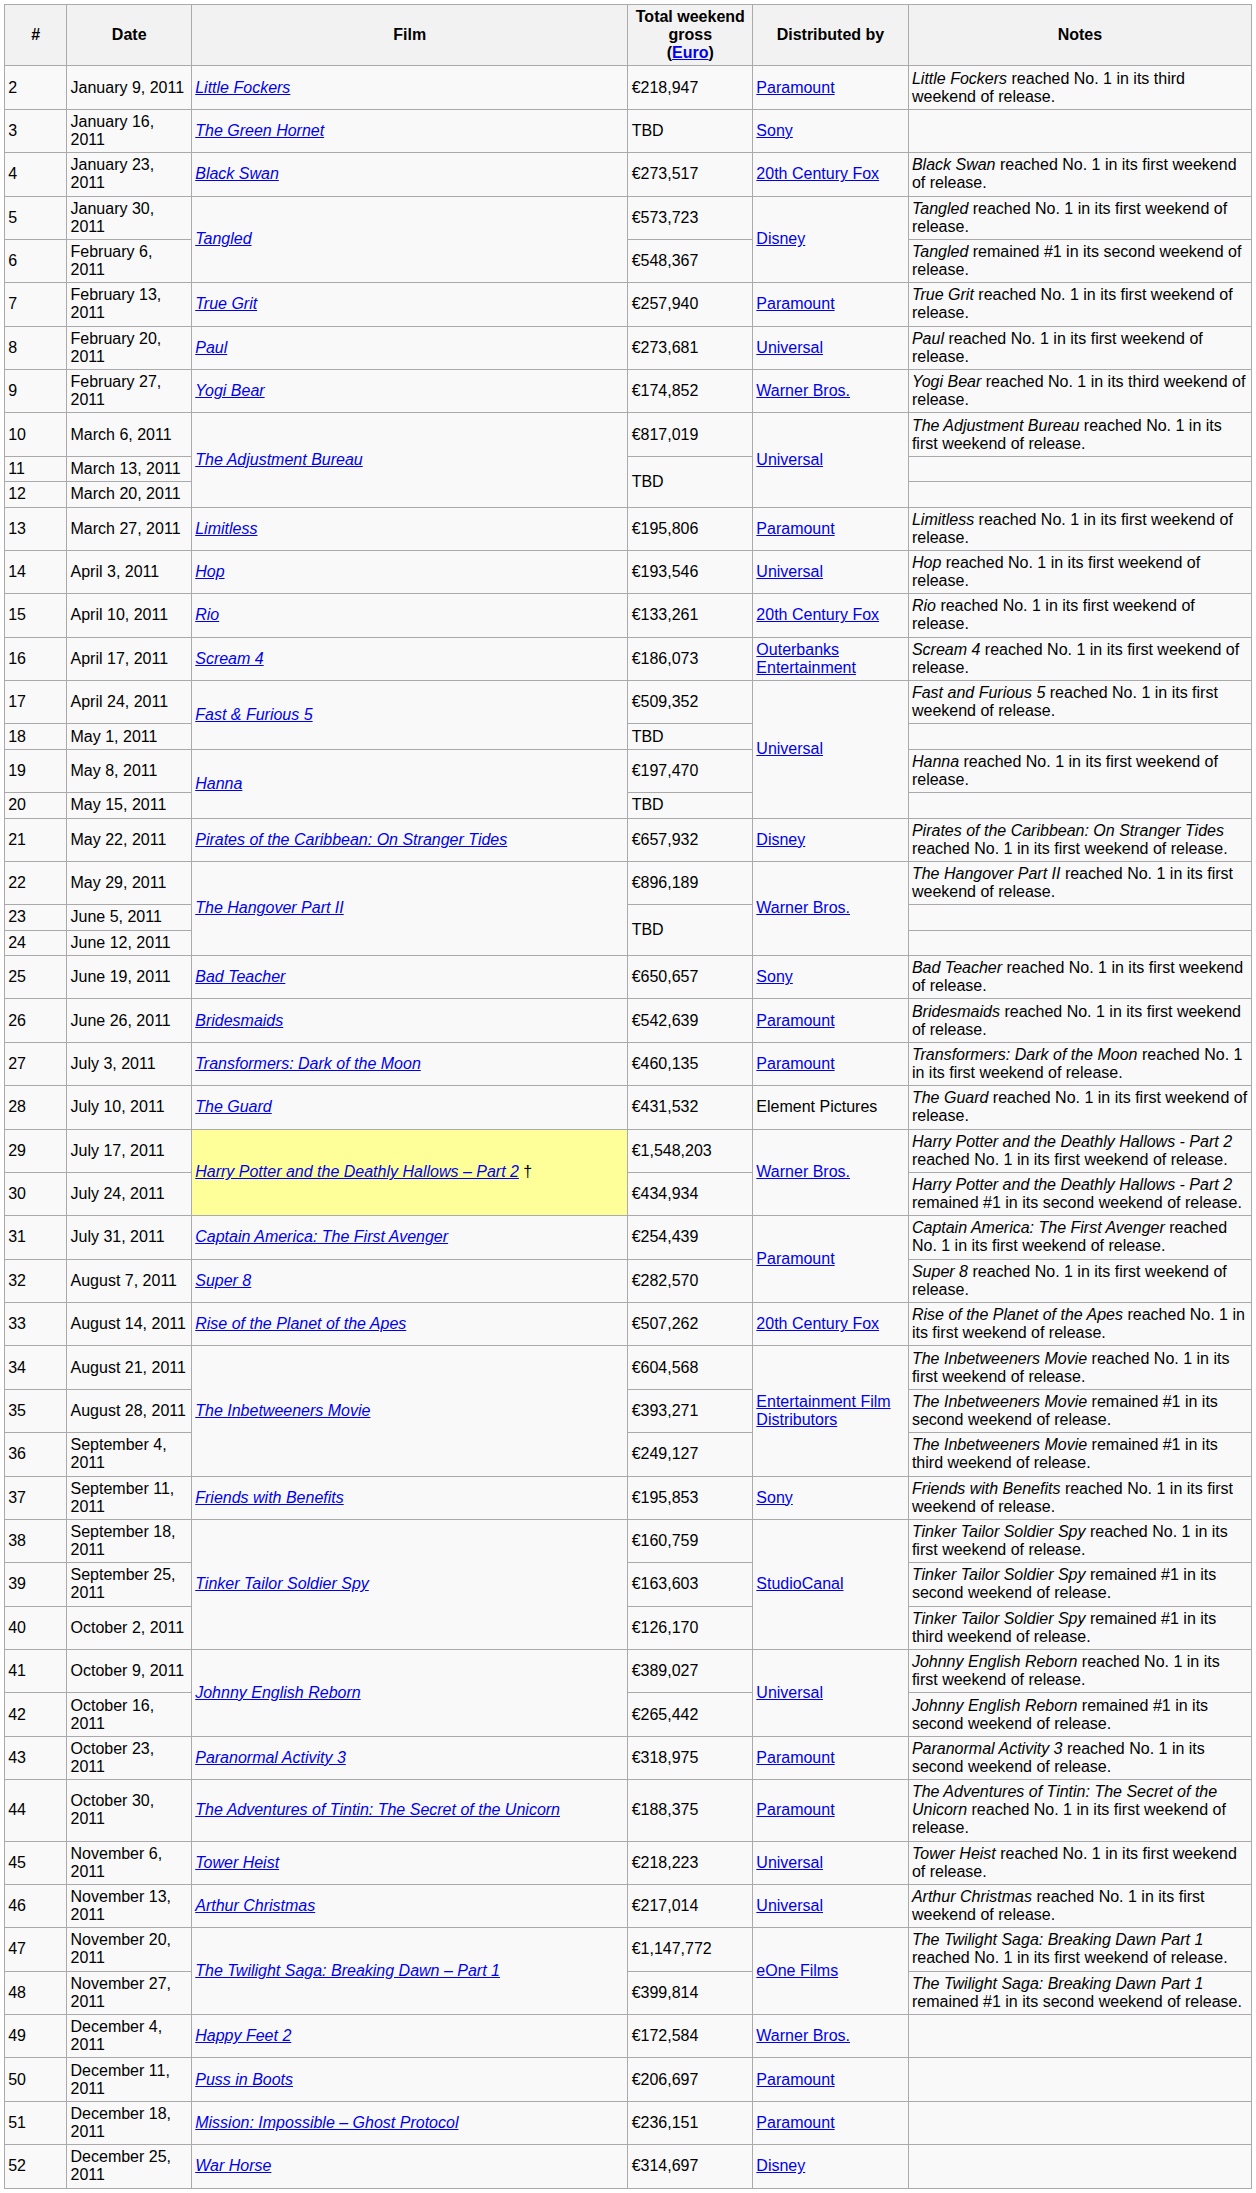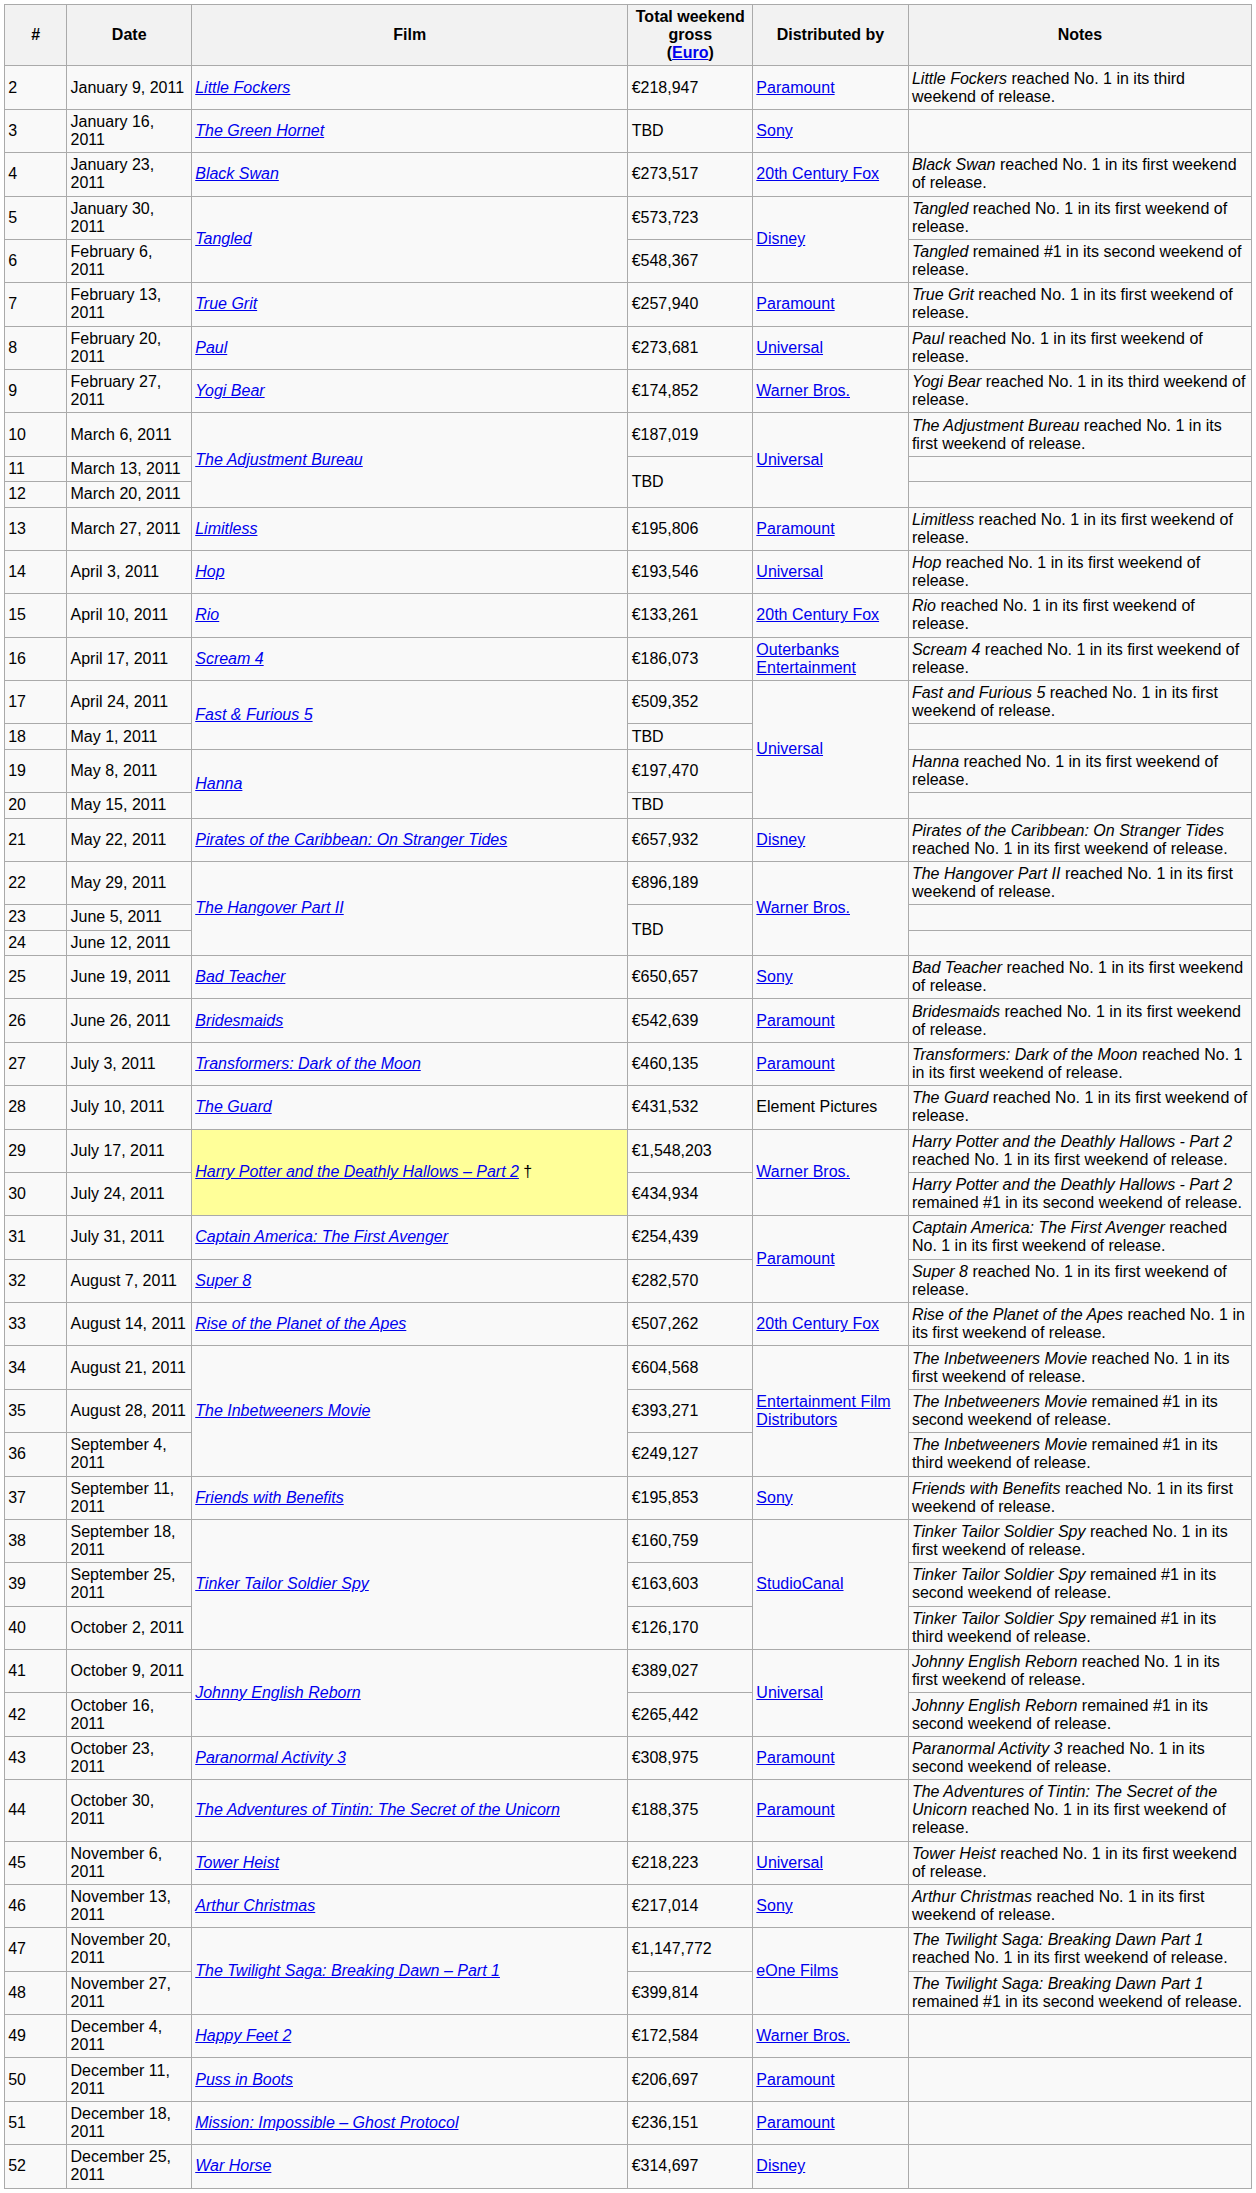(665, 434) €817,019 -> (665, 434) €187,019
(665, 1757) €318,975 -> (665, 1757) €308,975
(790, 1906) Universal -> (775, 1906) Sony
